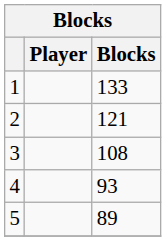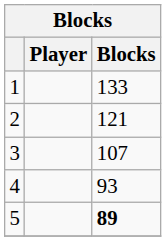(112, 152) 108 -> (112, 152) 107
(107, 218) normal -> (107, 218) bold
